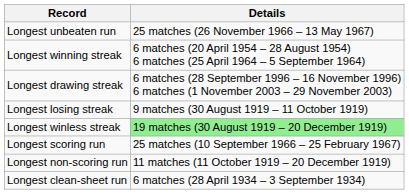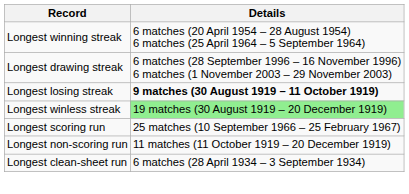- row: (61, 31)
(250, 109) normal -> (256, 91) bold
